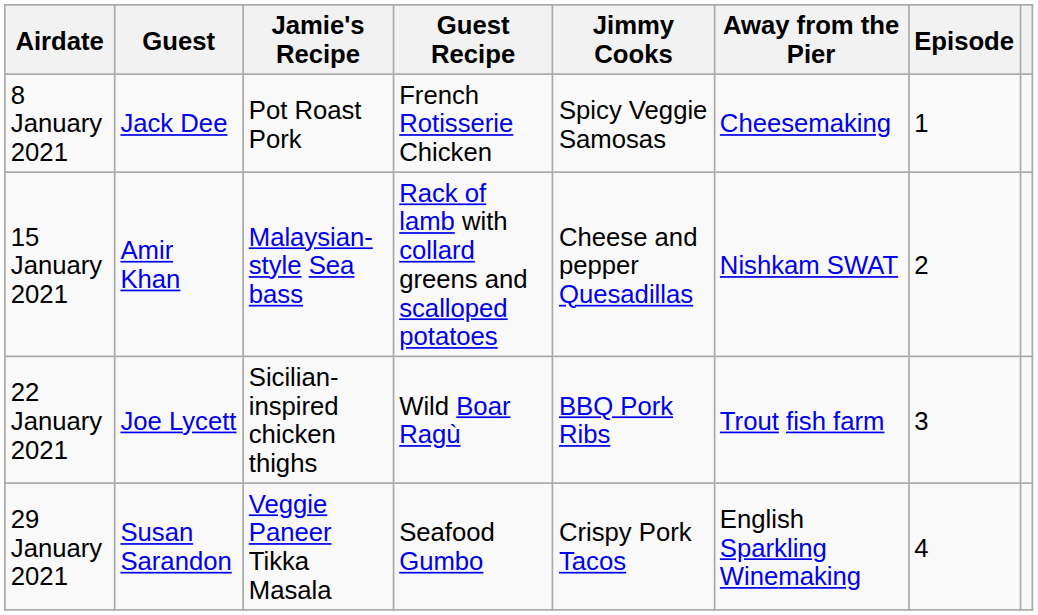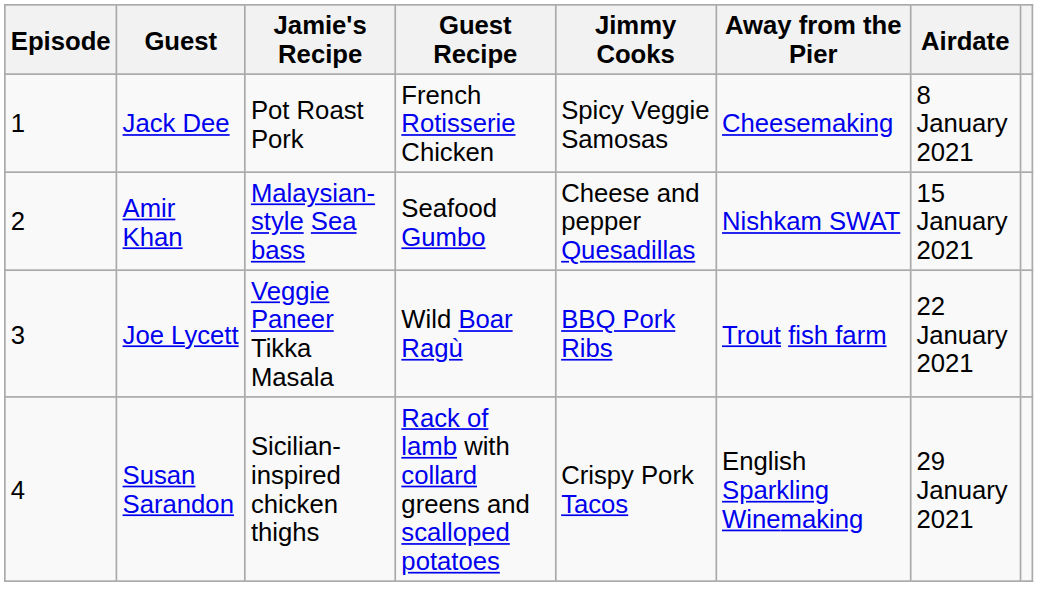columns swapped: (964, 40) <-> (60, 40)
(463, 265) Rack of lamb with collard greens and scalloped potatoes -> (449, 222) Seafood Gumbo
(294, 420) Sicilian-inspired chicken thighs -> (292, 334) Veggie Paneer Tikka Masala
(290, 547) Veggie Paneer Tikka Masala -> (296, 490) Sicilian-inspired chicken thighs
(447, 547) Seafood Gumbo -> (466, 490) Rack of lamb with collard greens and scalloped potatoes
